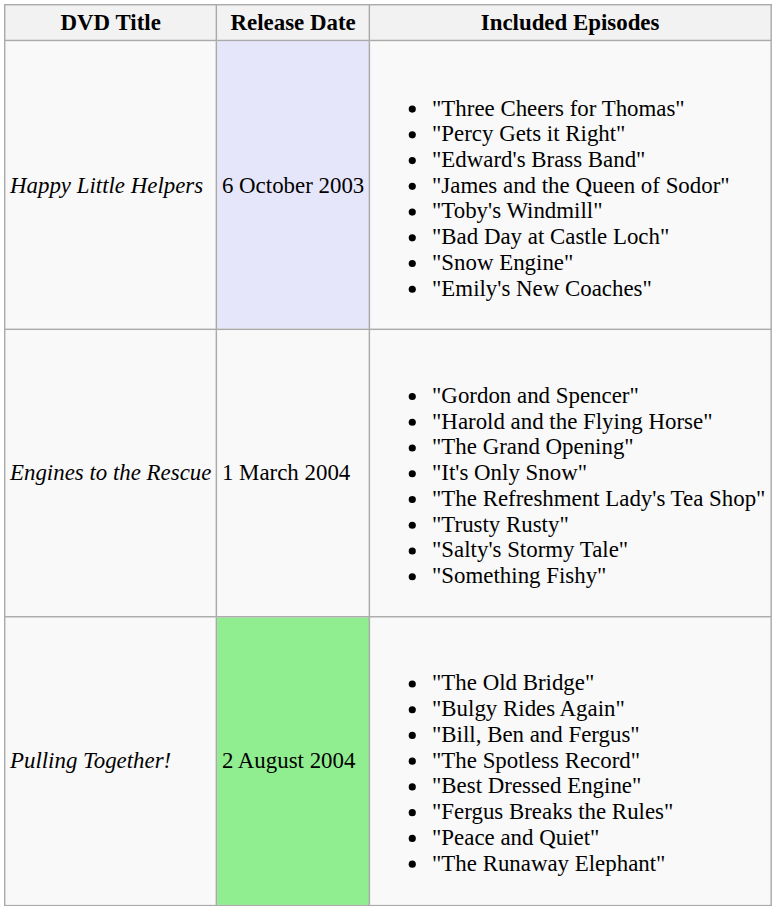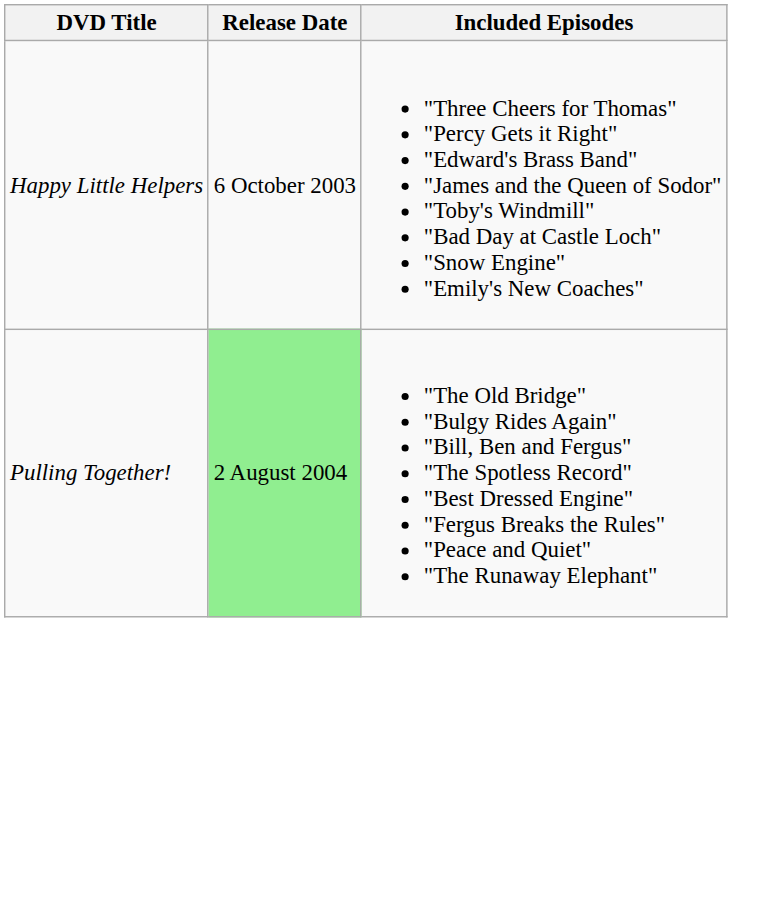(293, 184) lavender background -> (285, 184) no background
- row: (111, 472)
